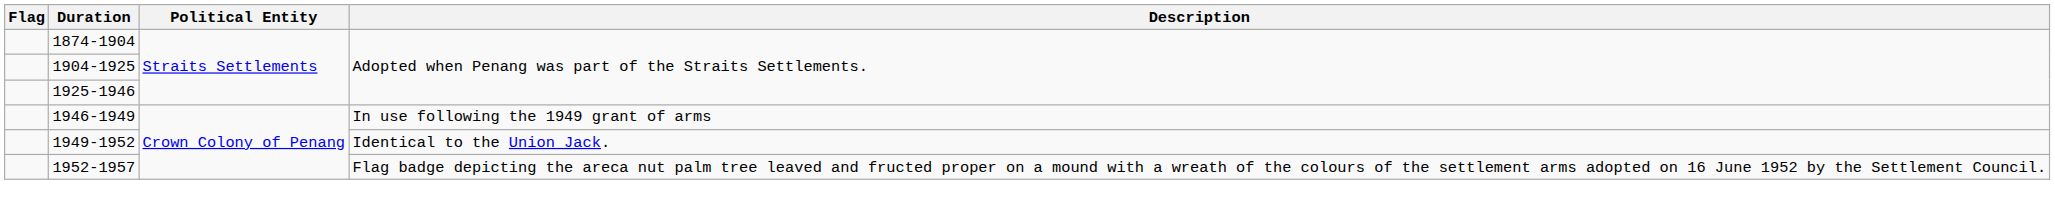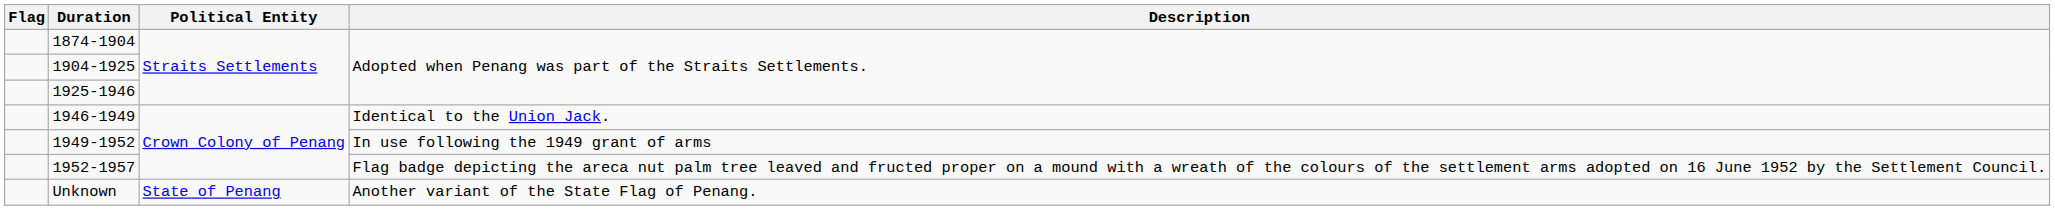(532, 117) In use following the 1949 grant of arms -> (481, 117) Identical to the Union Jack.
(481, 142) Identical to the Union Jack. -> (532, 142) In use following the 1949 grant of arms
+ row: (85, 192)
